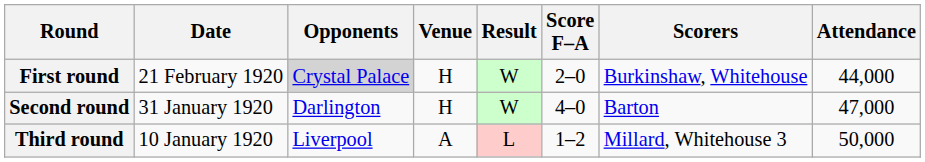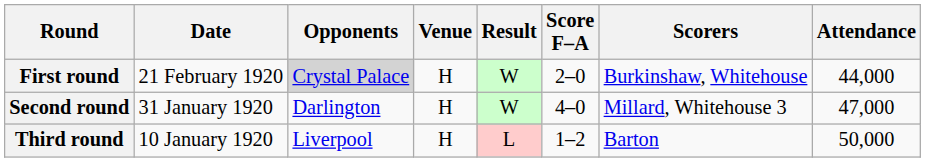(631, 107) Barton -> (695, 107) Millard, Whitehouse 3
(445, 140) A -> (445, 140) H
(695, 140) Millard, Whitehouse 3 -> (631, 140) Barton
